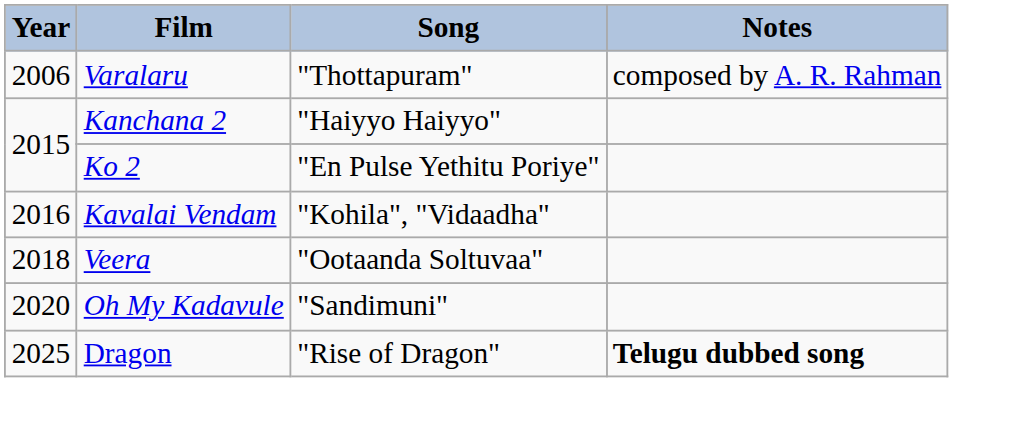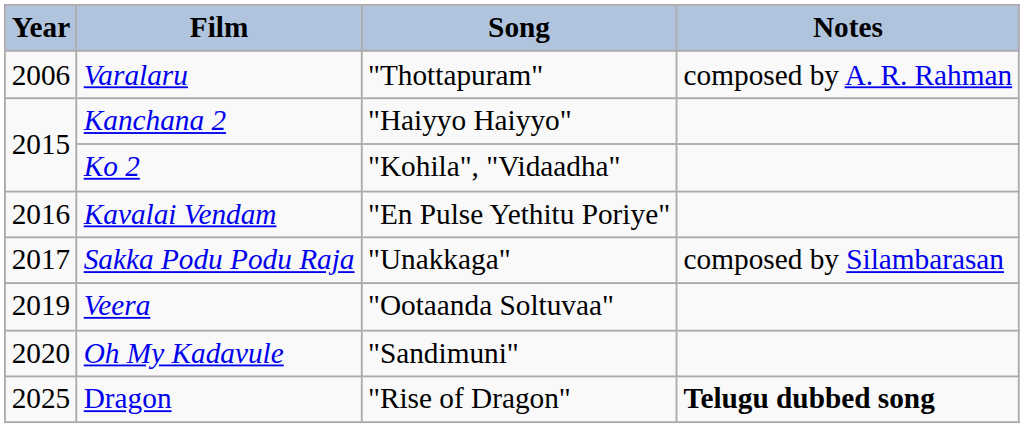(448, 167) "En Pulse Yethitu Poriye" -> (494, 167) "Kohila", "Vidaadha"
(424, 213) "Kohila", "Vidaadha" -> (519, 213) "En Pulse Yethitu Poriye"
+ row: (219, 259)
(41, 259) 2018 -> (41, 306) 2019
